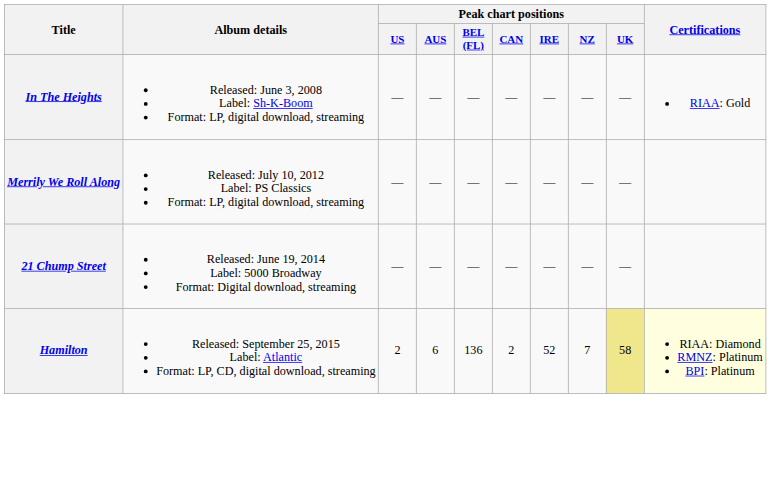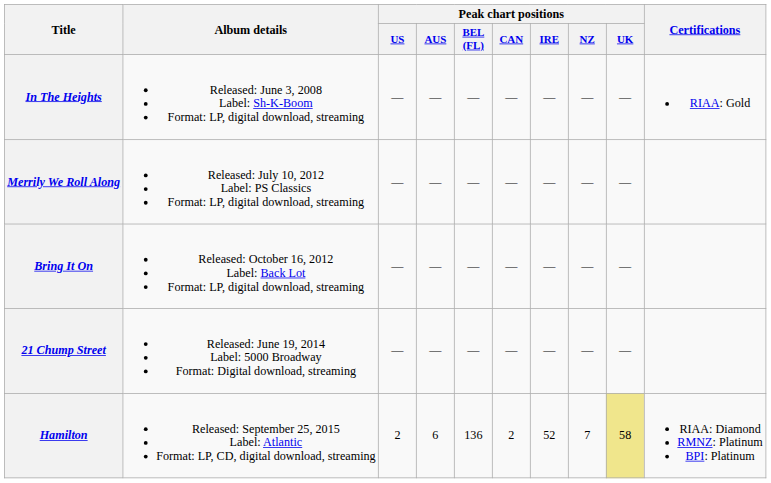+ row: (64, 266)
(705, 358) lightyellow background -> (705, 442) no background
